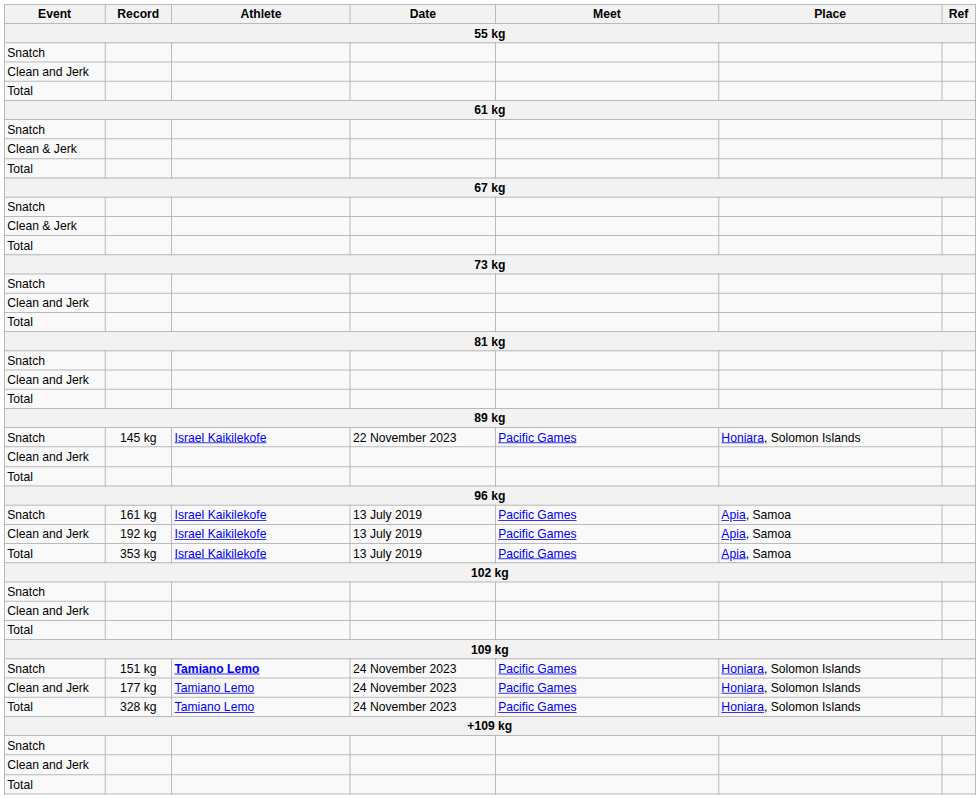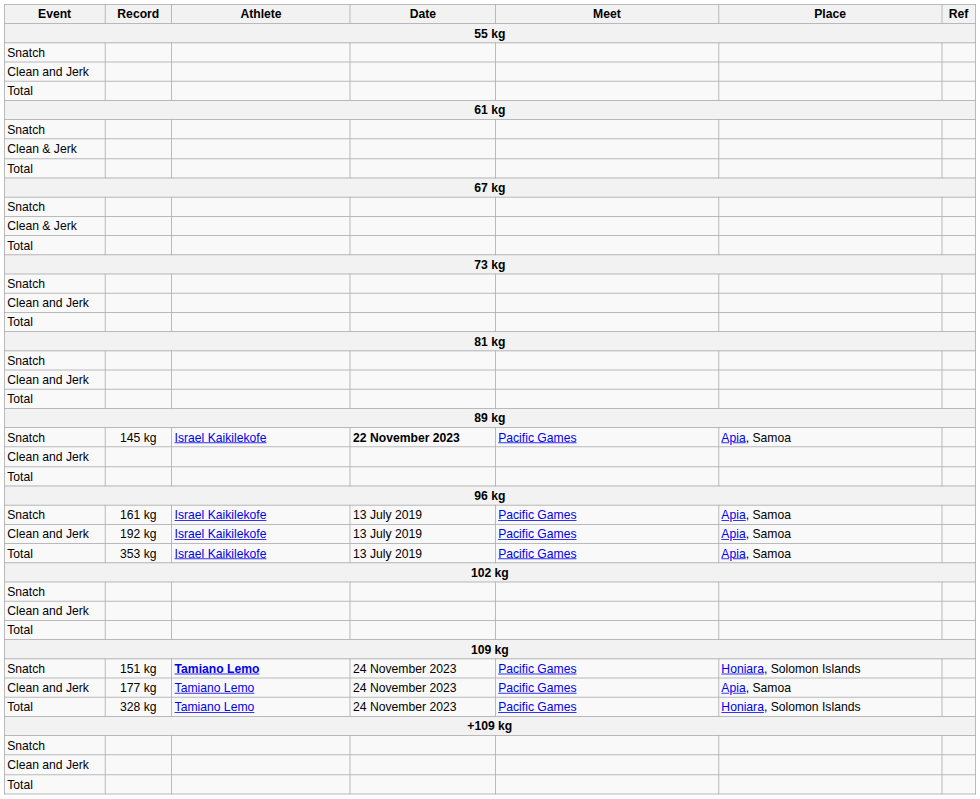(405, 438) normal -> (406, 438) bold
(791, 438) Honiara, Solomon Islands -> (756, 438) Apia, Samoa
(791, 688) Honiara, Solomon Islands -> (756, 688) Apia, Samoa
